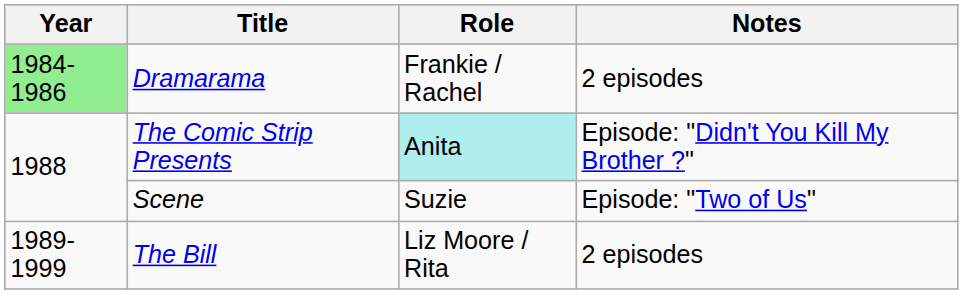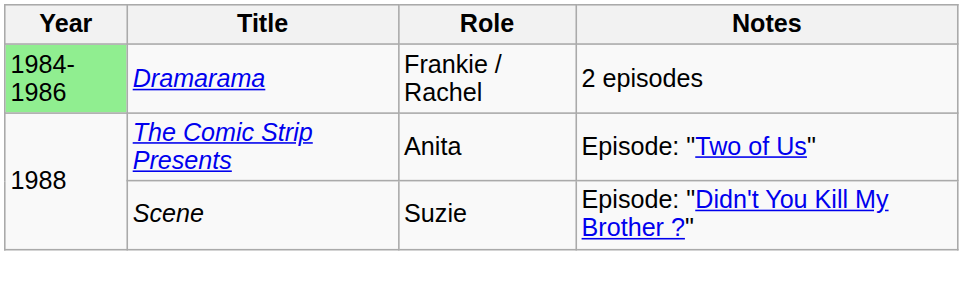(433, 146) paleturquoise background -> (433, 146) no background
(735, 146) Episode: "Didn't You Kill My Brother ?" -> (699, 146) Episode: "Two of Us"
(699, 200) Episode: "Two of Us" -> (735, 214) Episode: "Didn't You Kill My Brother ?"
- row: (175, 254)
